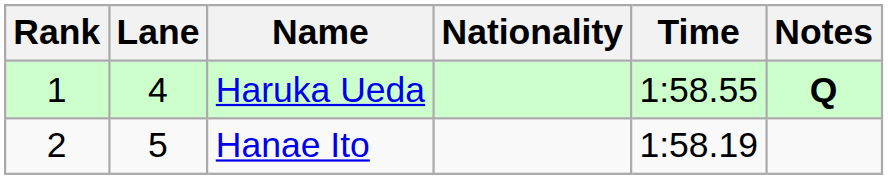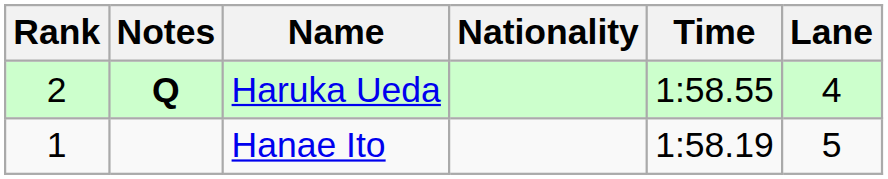columns swapped: (158, 32) <-> (824, 32)
(57, 88) 1 -> (57, 88) 2
(57, 145) 2 -> (57, 145) 1
